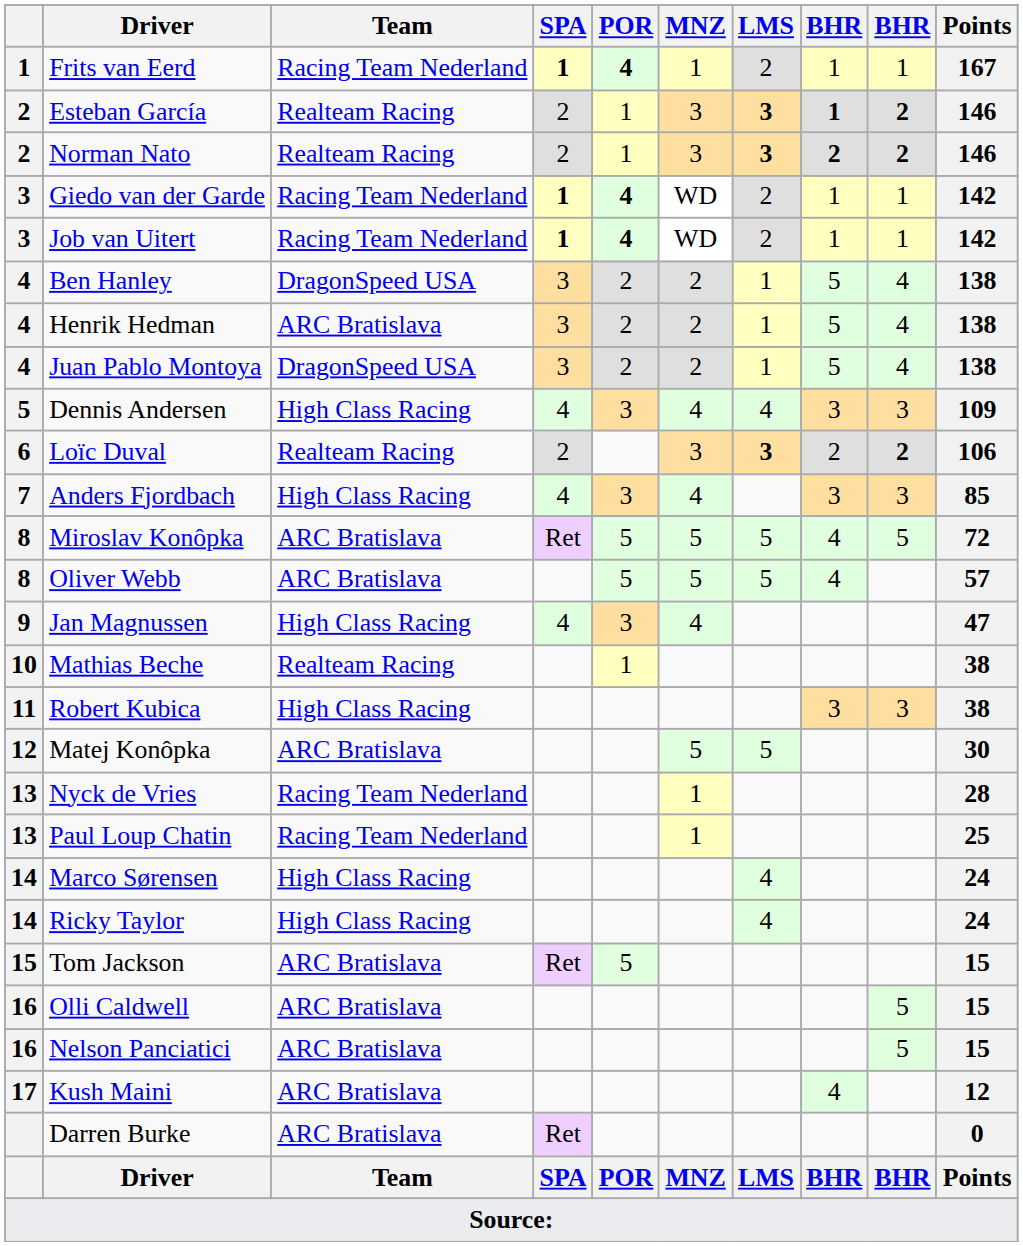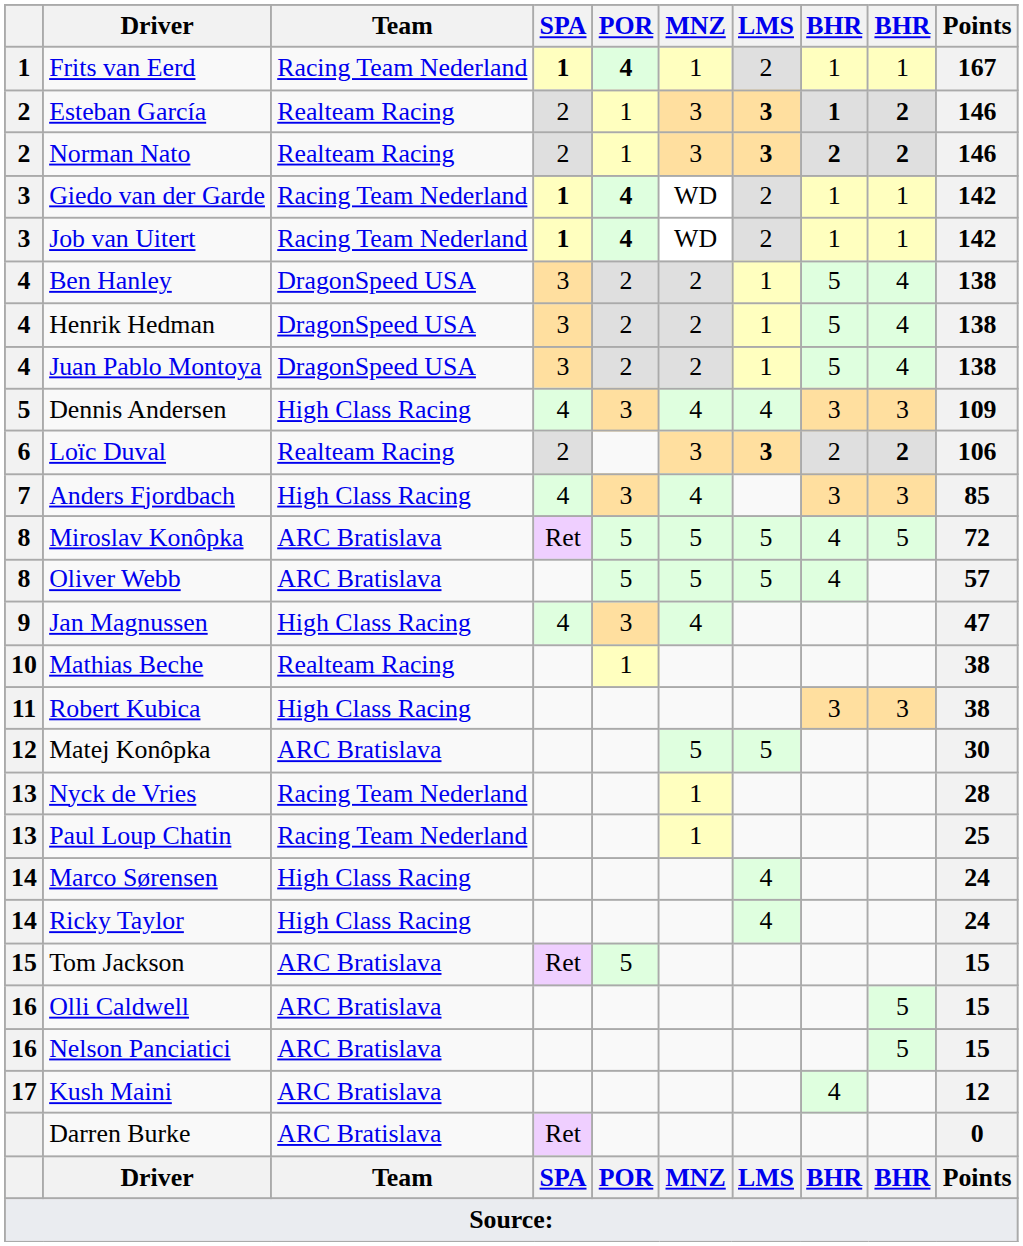(359, 323) ARC Bratislava -> (377, 323) DragonSpeed USA
